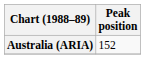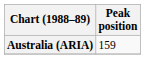(107, 44) 152 -> (107, 44) 159
